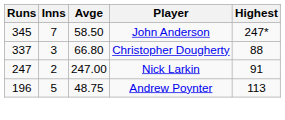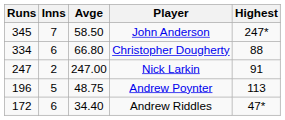(22, 50) 337 -> (22, 50) 334
(54, 50) 3 -> (54, 50) 6
+ row: (171, 106)
